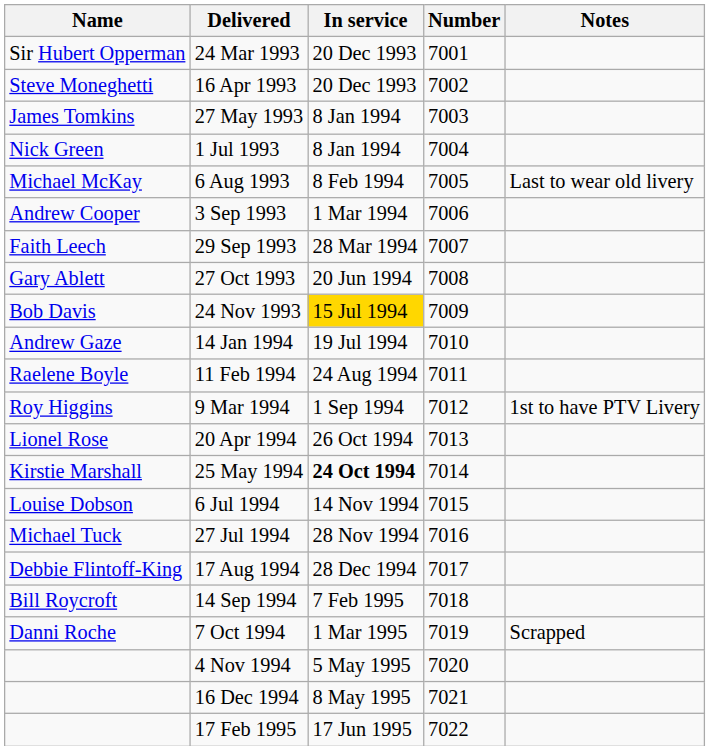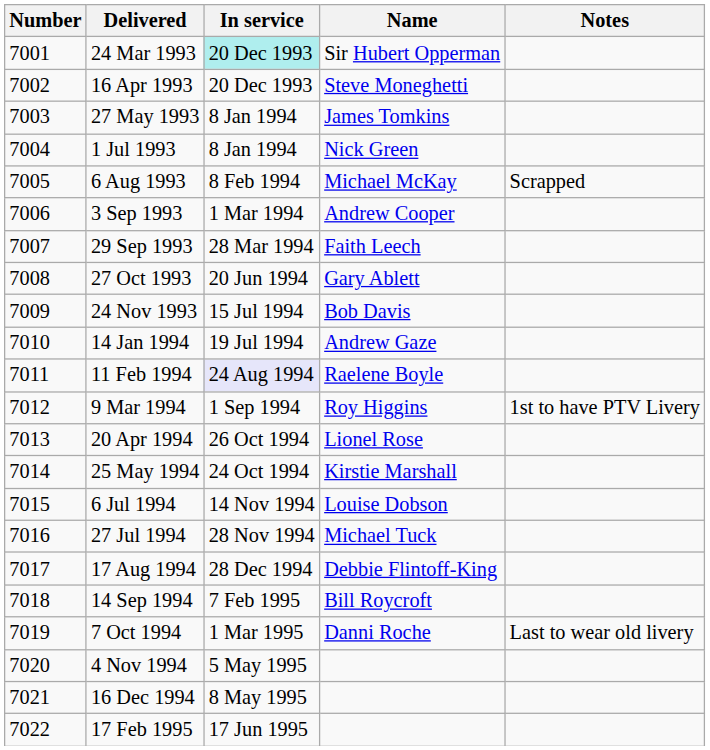columns swapped: (464, 20) <-> (97, 20)
(364, 52) no background -> (261, 52) paleturquoise background
(602, 181) Last to wear old livery -> (547, 181) Scrapped
(360, 310) gold background -> (256, 310) no background
(365, 375) no background -> (261, 375) lavender background
(364, 471) bold -> (259, 471) normal
(547, 632) Scrapped -> (602, 632) Last to wear old livery
